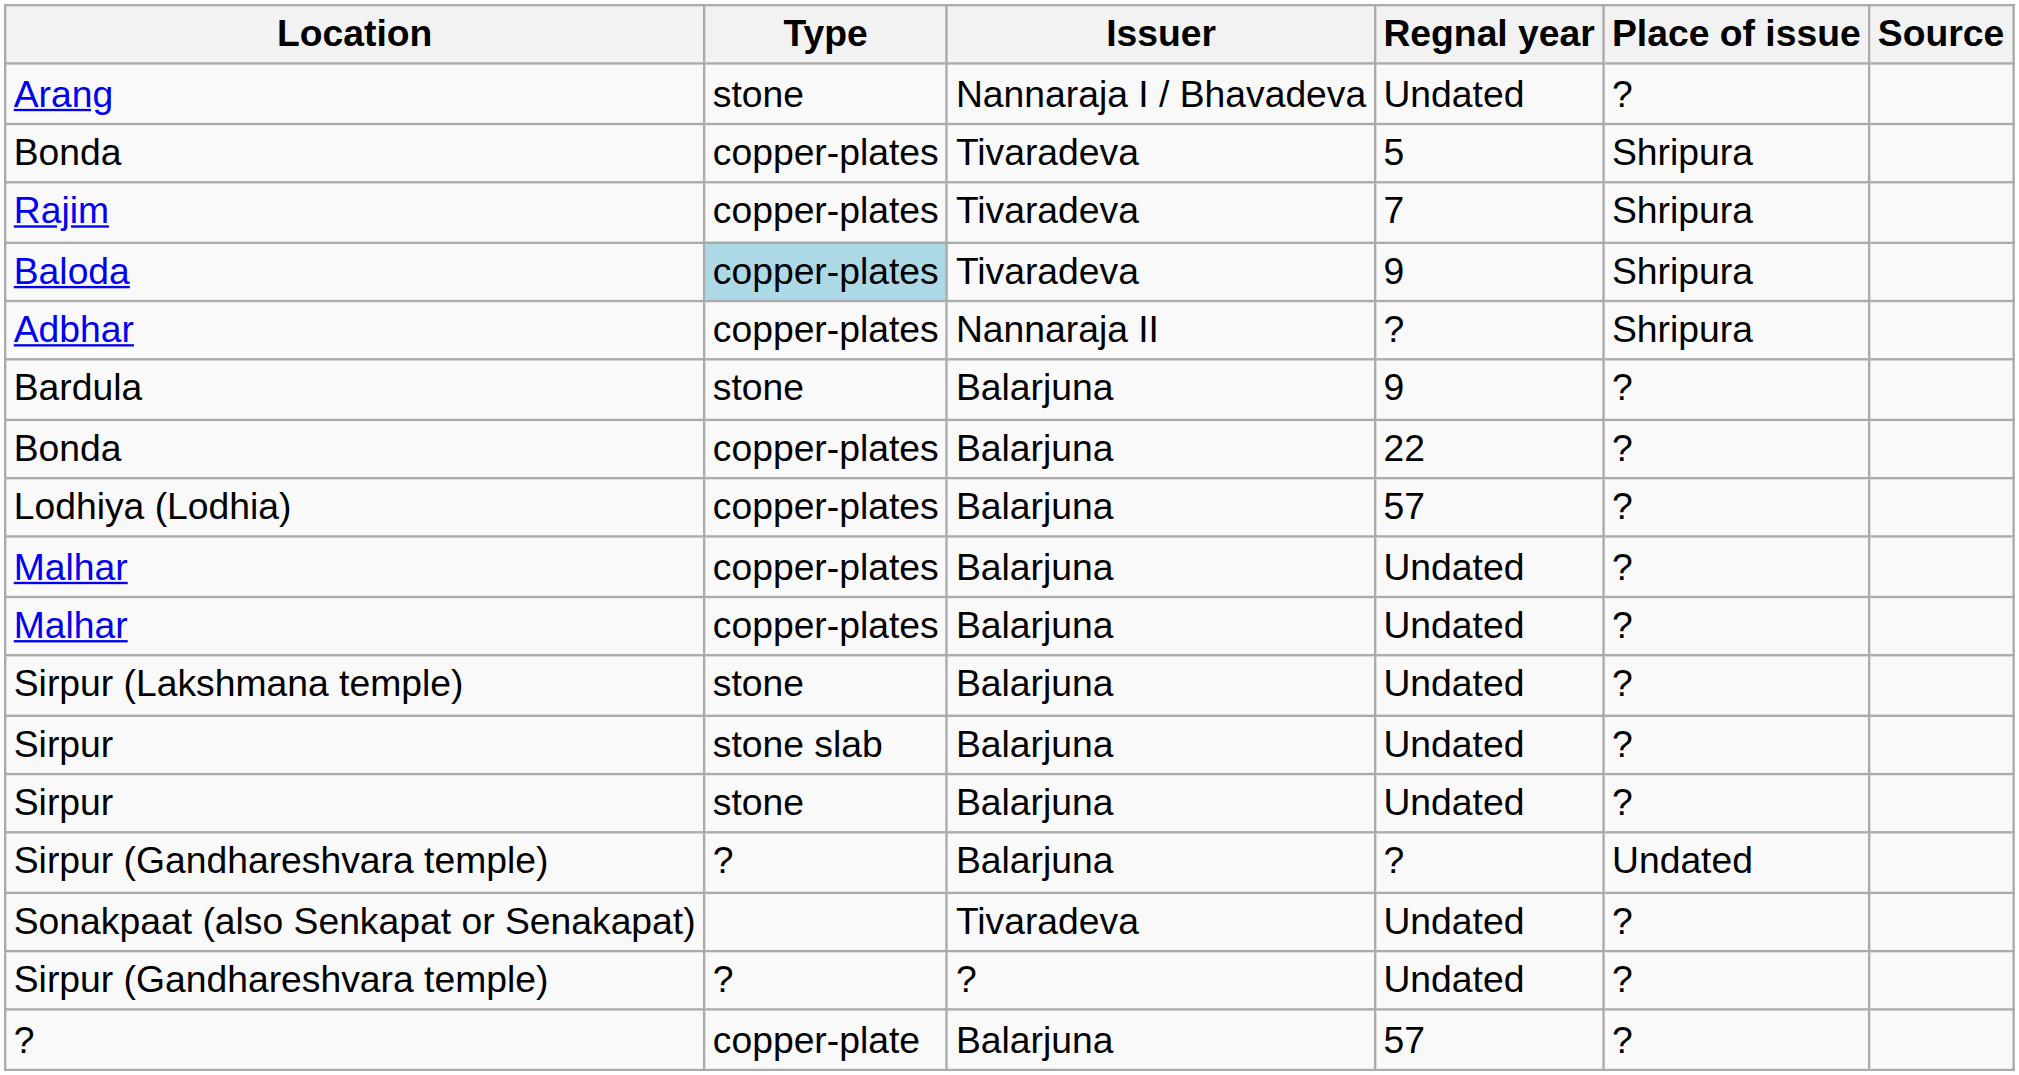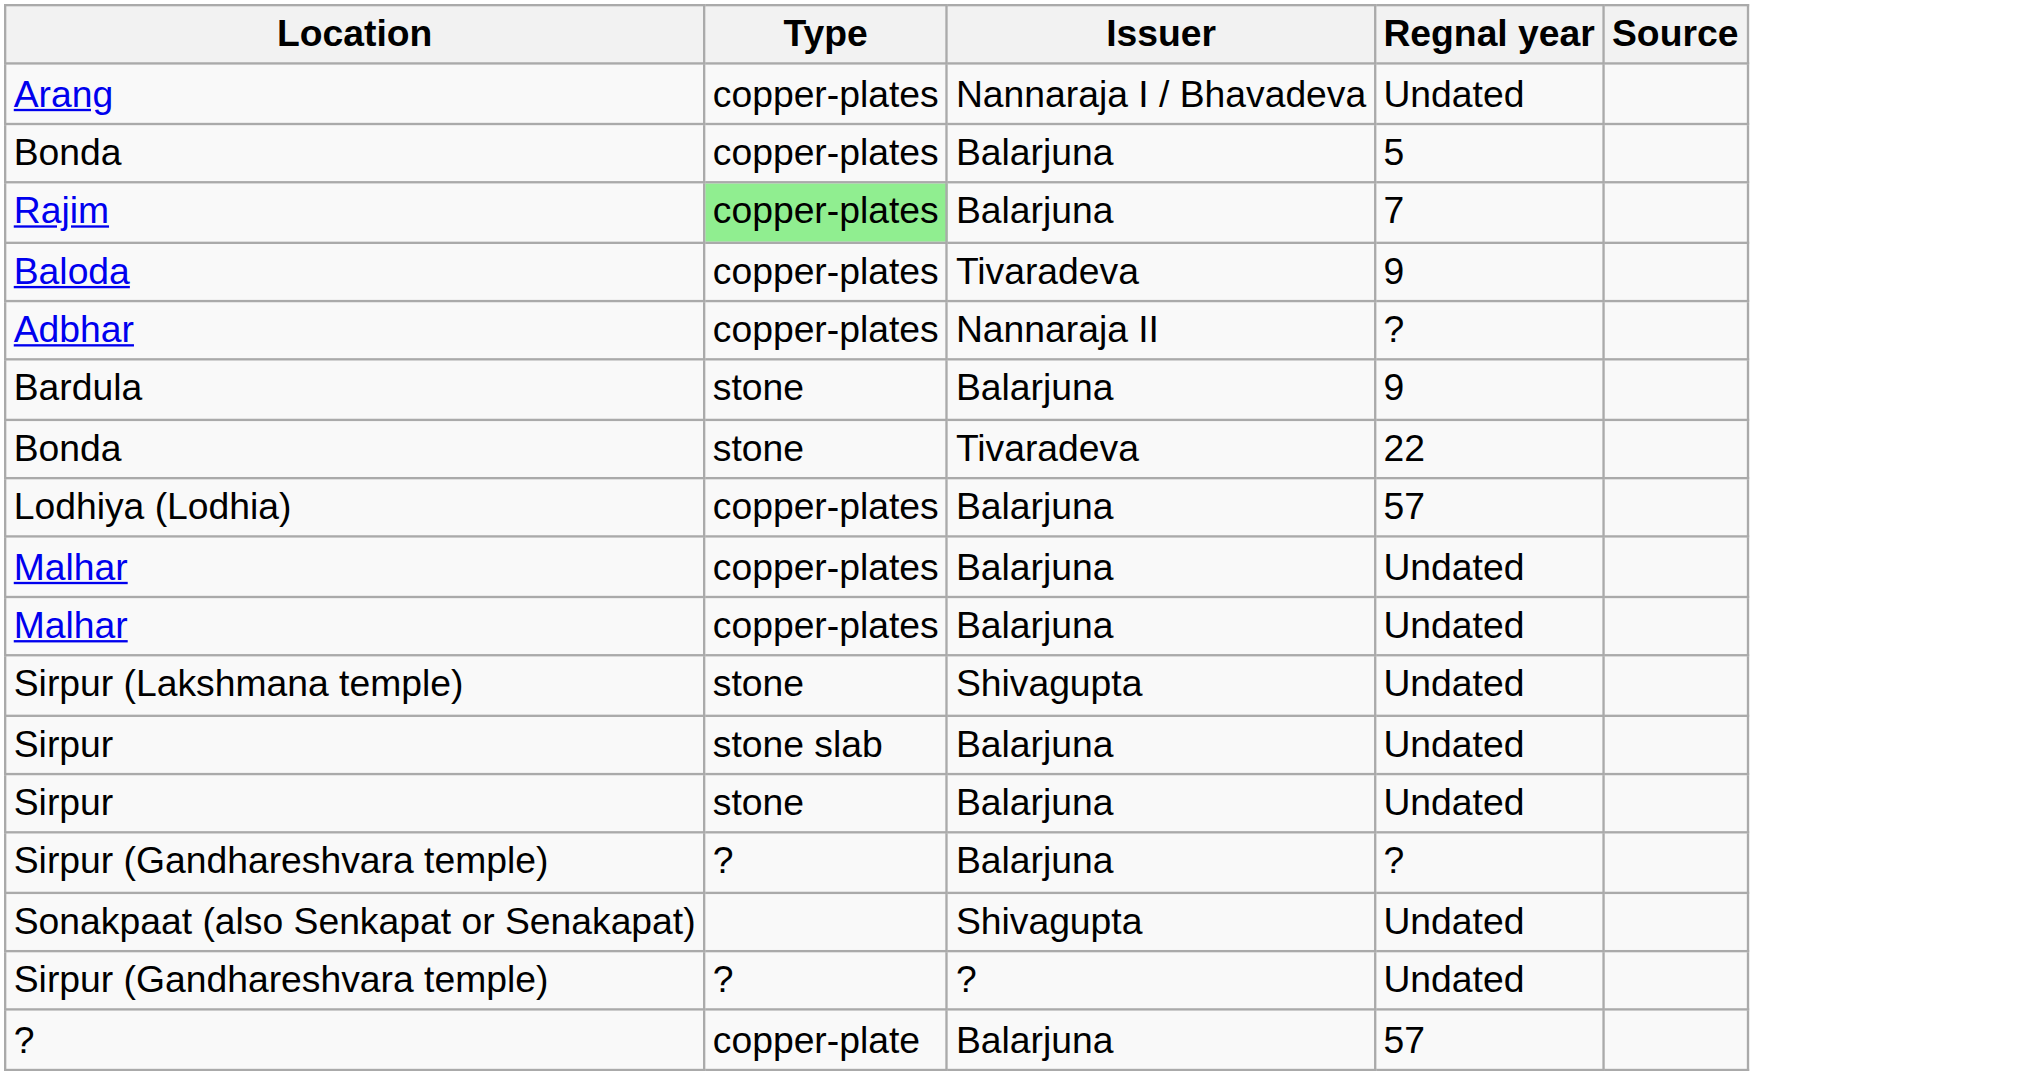- column: (1736, 34)
(758, 93) stone -> (826, 93) copper-plates
(1047, 152) Tivaradeva -> (1035, 152) Balarjuna
(826, 211) no background -> (826, 211) lightgreen background
(1047, 211) Tivaradeva -> (1035, 211) Balarjuna
(826, 270) lightblue background -> (826, 270) no background
(826, 447) copper-plates -> (758, 447) stone
(1035, 447) Balarjuna -> (1047, 447) Tivaradeva
(1035, 684) Balarjuna -> (1049, 684) Shivagupta
(1047, 920) Tivaradeva -> (1049, 920) Shivagupta
